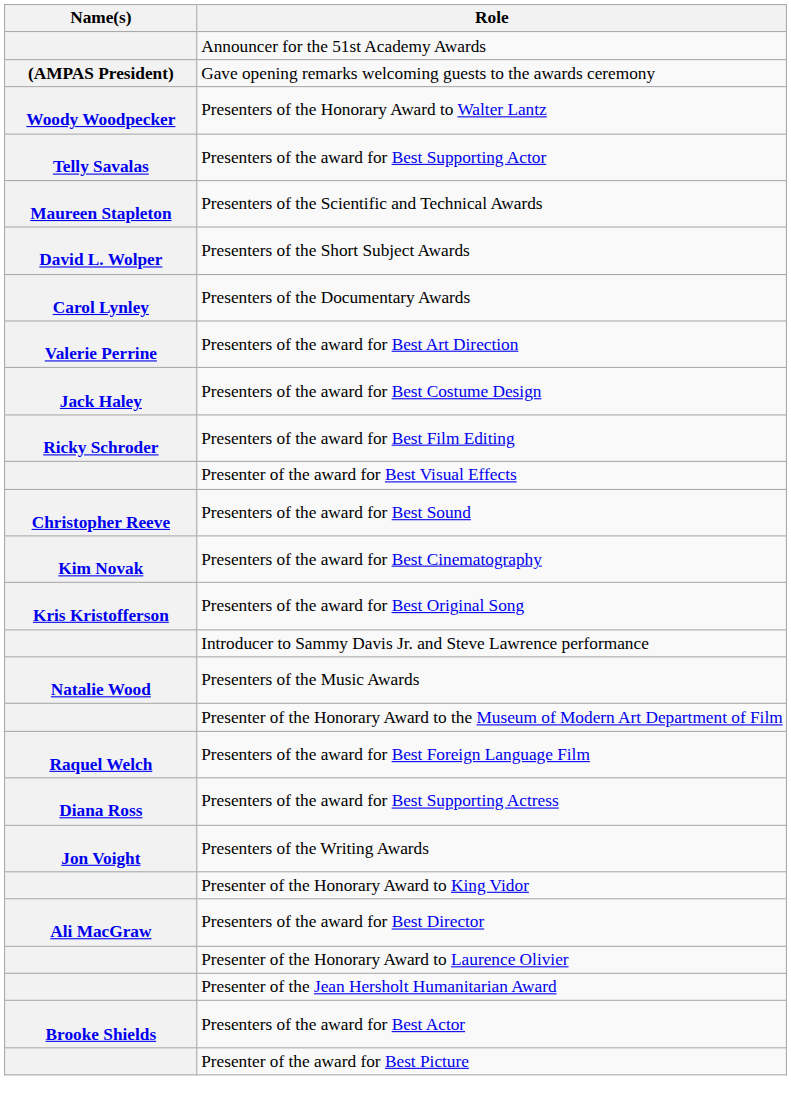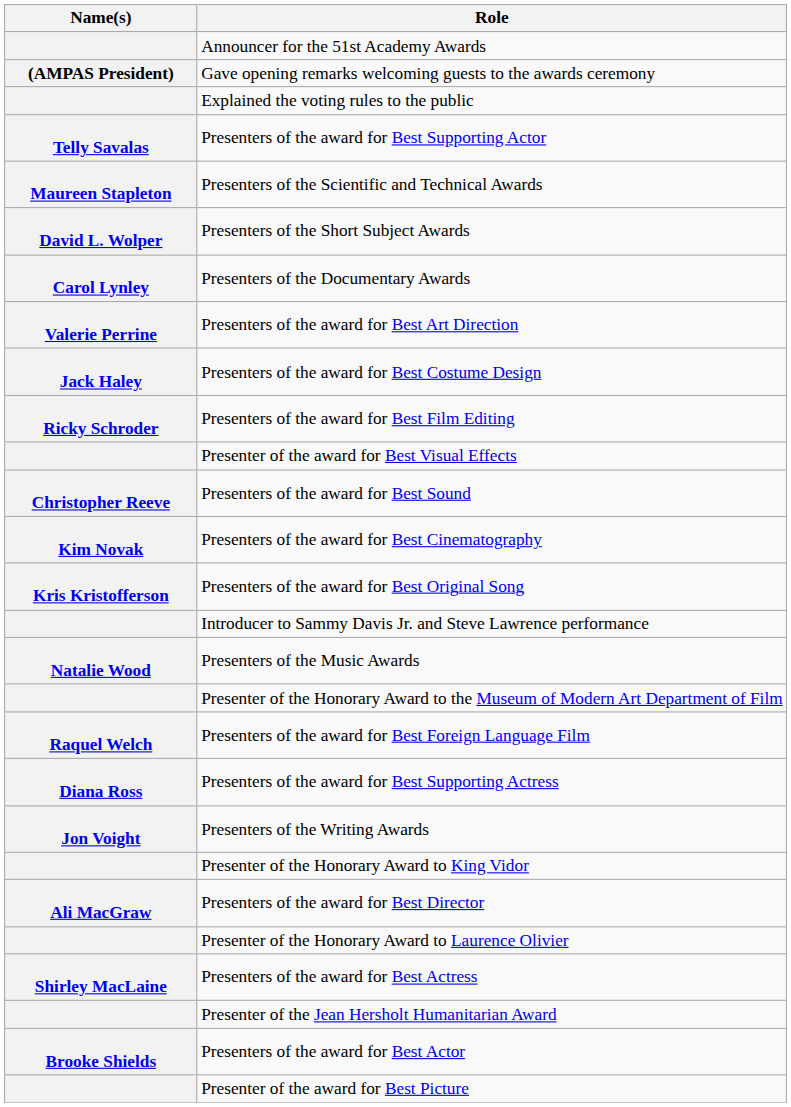- row: (374, 110)
+ row: (337, 100)
+ row: (339, 977)
